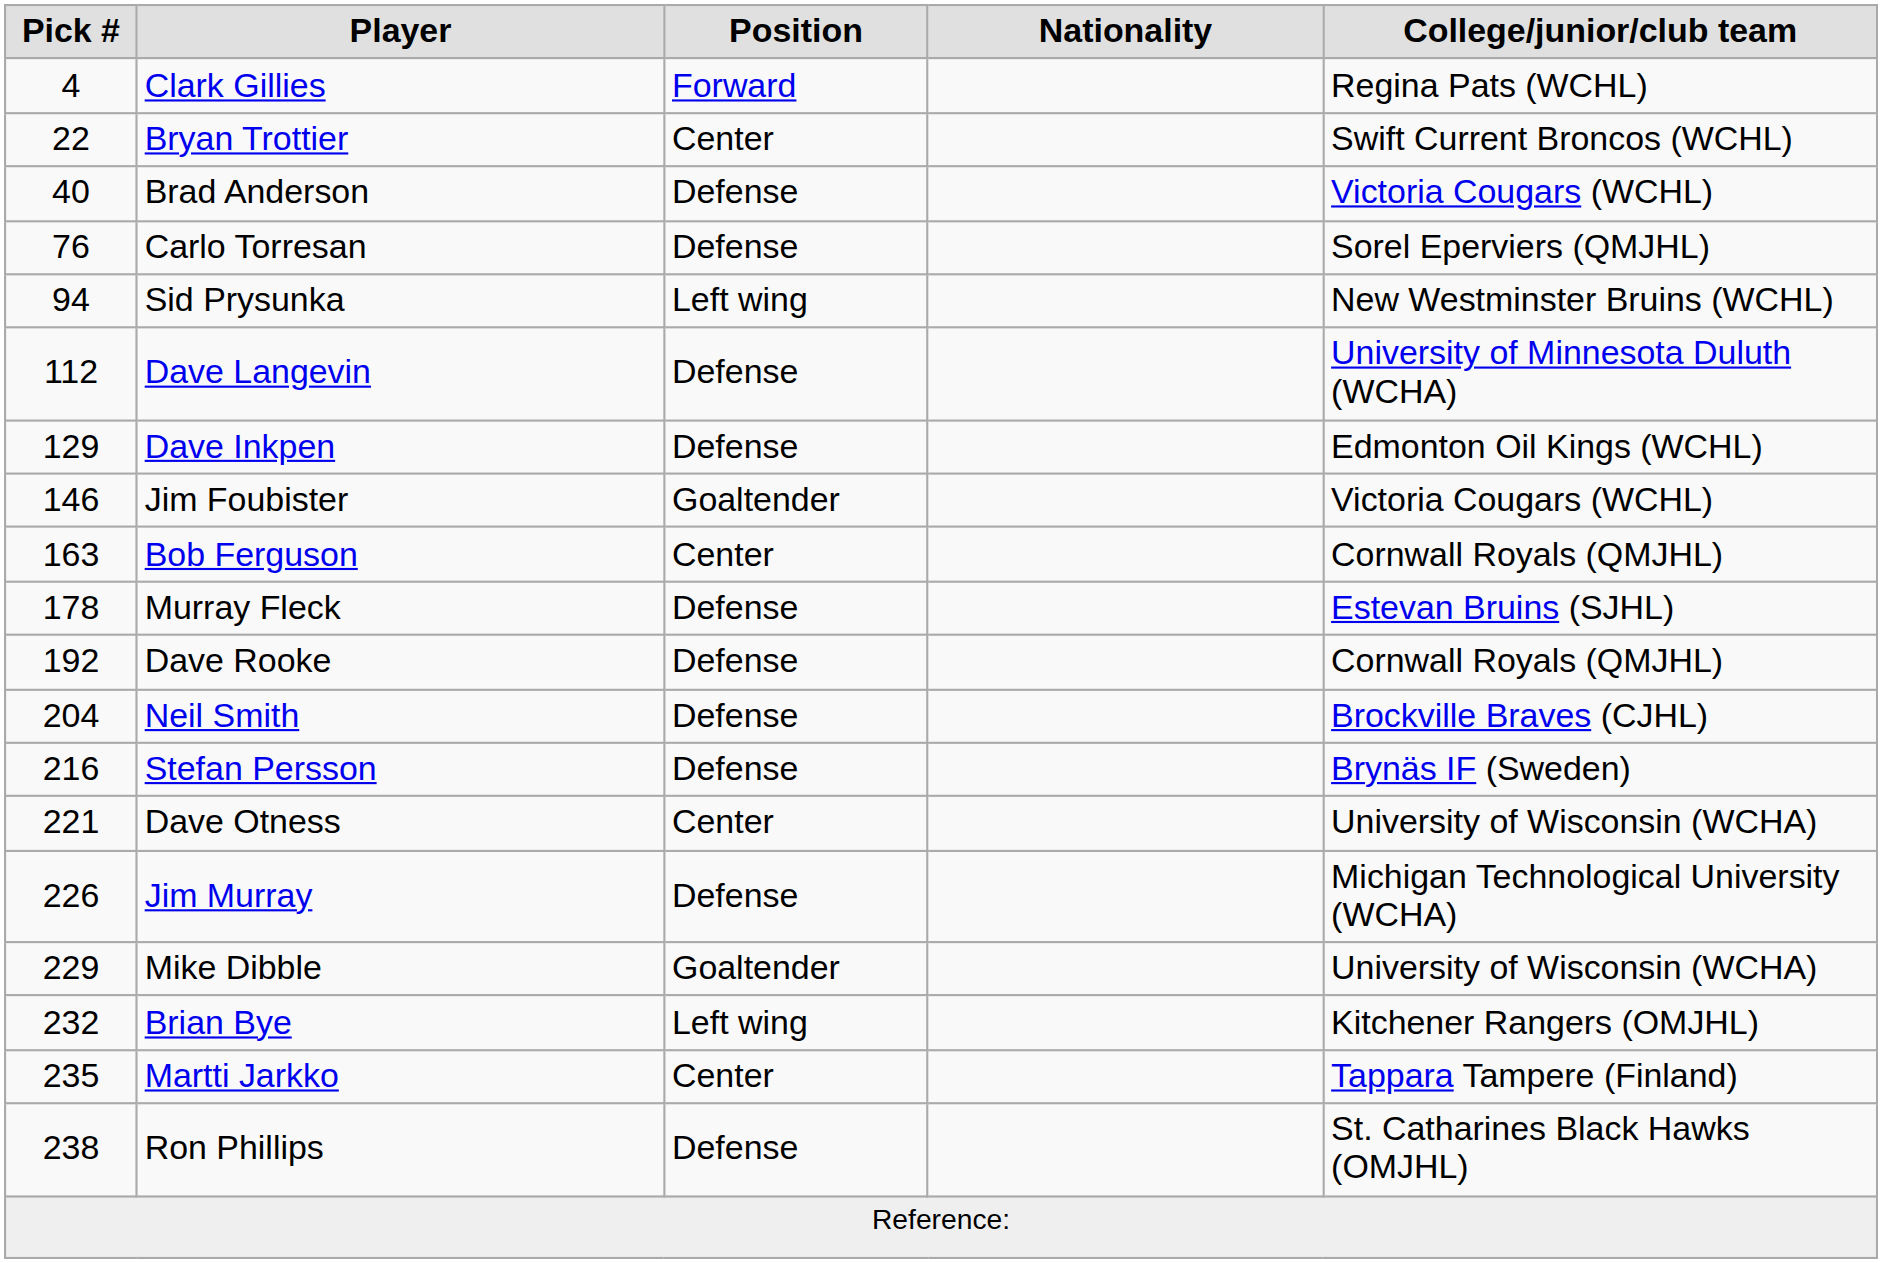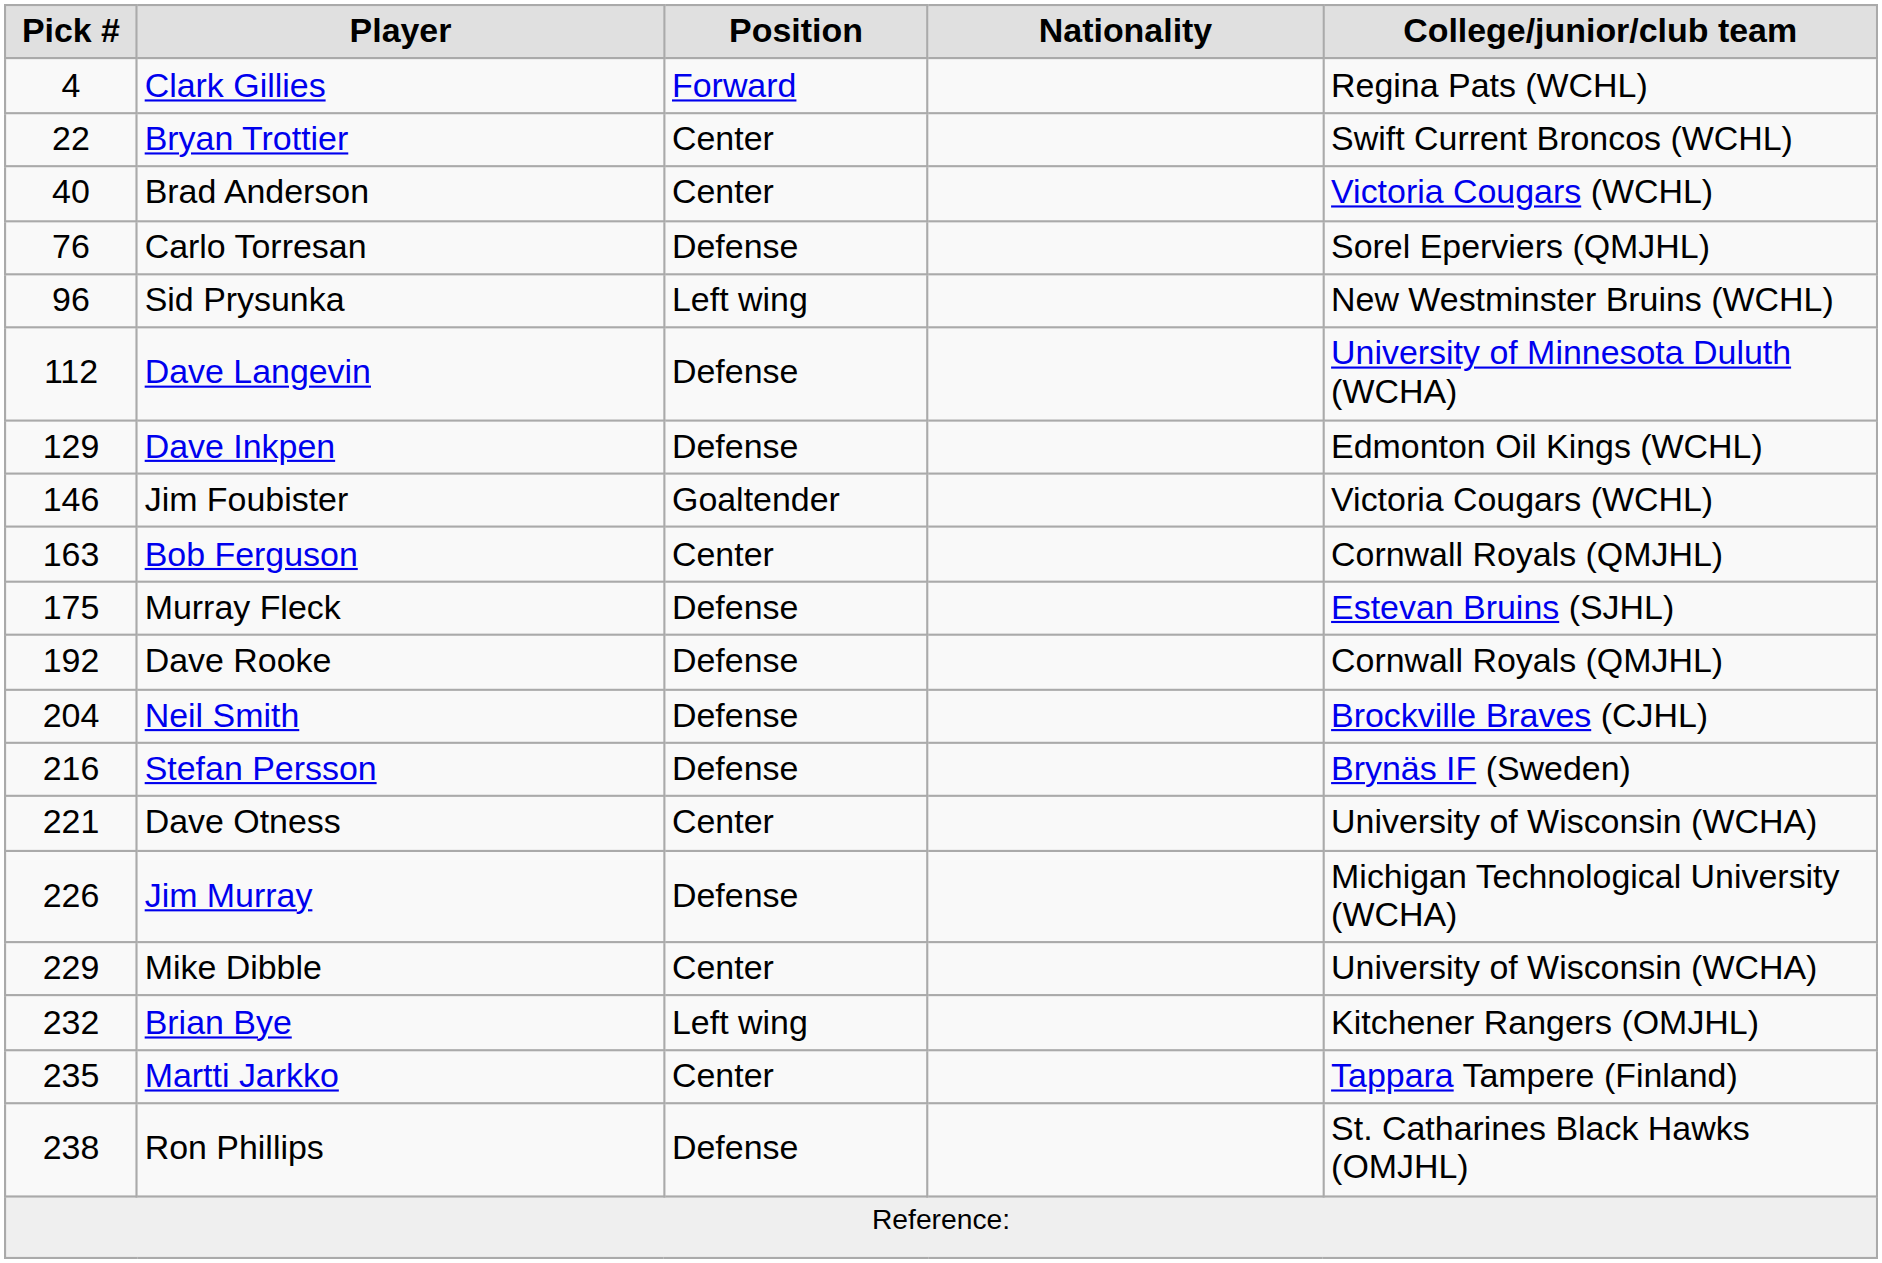(735, 192) Defense -> (723, 192) Center
(71, 300) 94 -> (71, 300) 96
(71, 607) 178 -> (71, 607) 175
(756, 968) Goaltender -> (723, 968) Center
